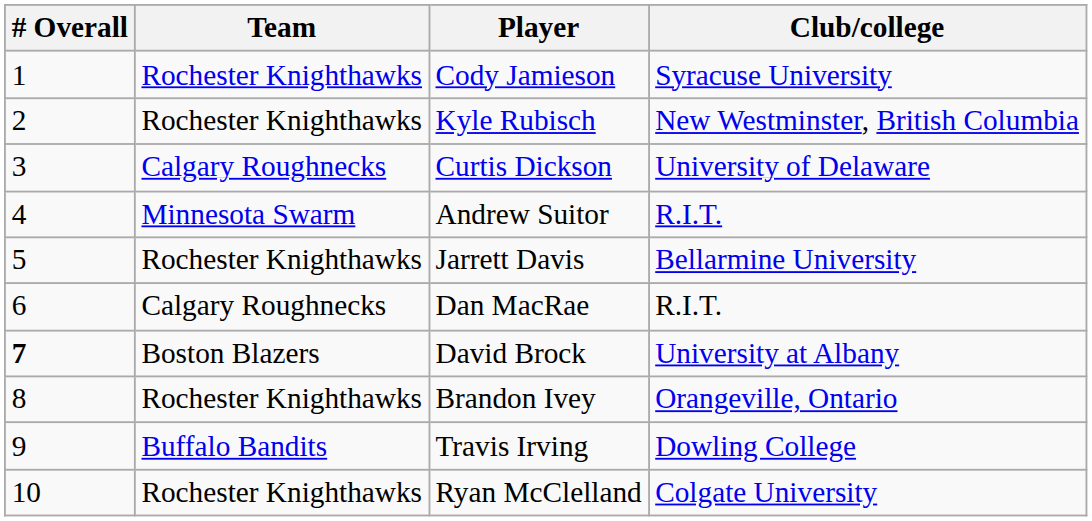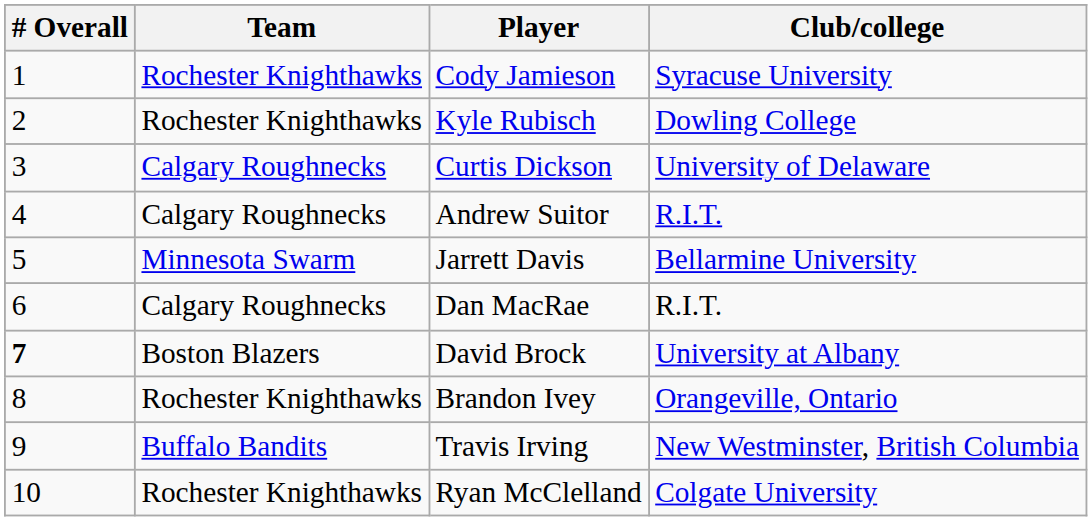(867, 120) New Westminster, British Columbia -> (756, 120) Dowling College
(248, 213) Minnesota Swarm -> (264, 213) Calgary Roughnecks
(282, 259) Rochester Knighthawks -> (248, 259) Minnesota Swarm
(756, 445) Dowling College -> (867, 445) New Westminster, British Columbia
